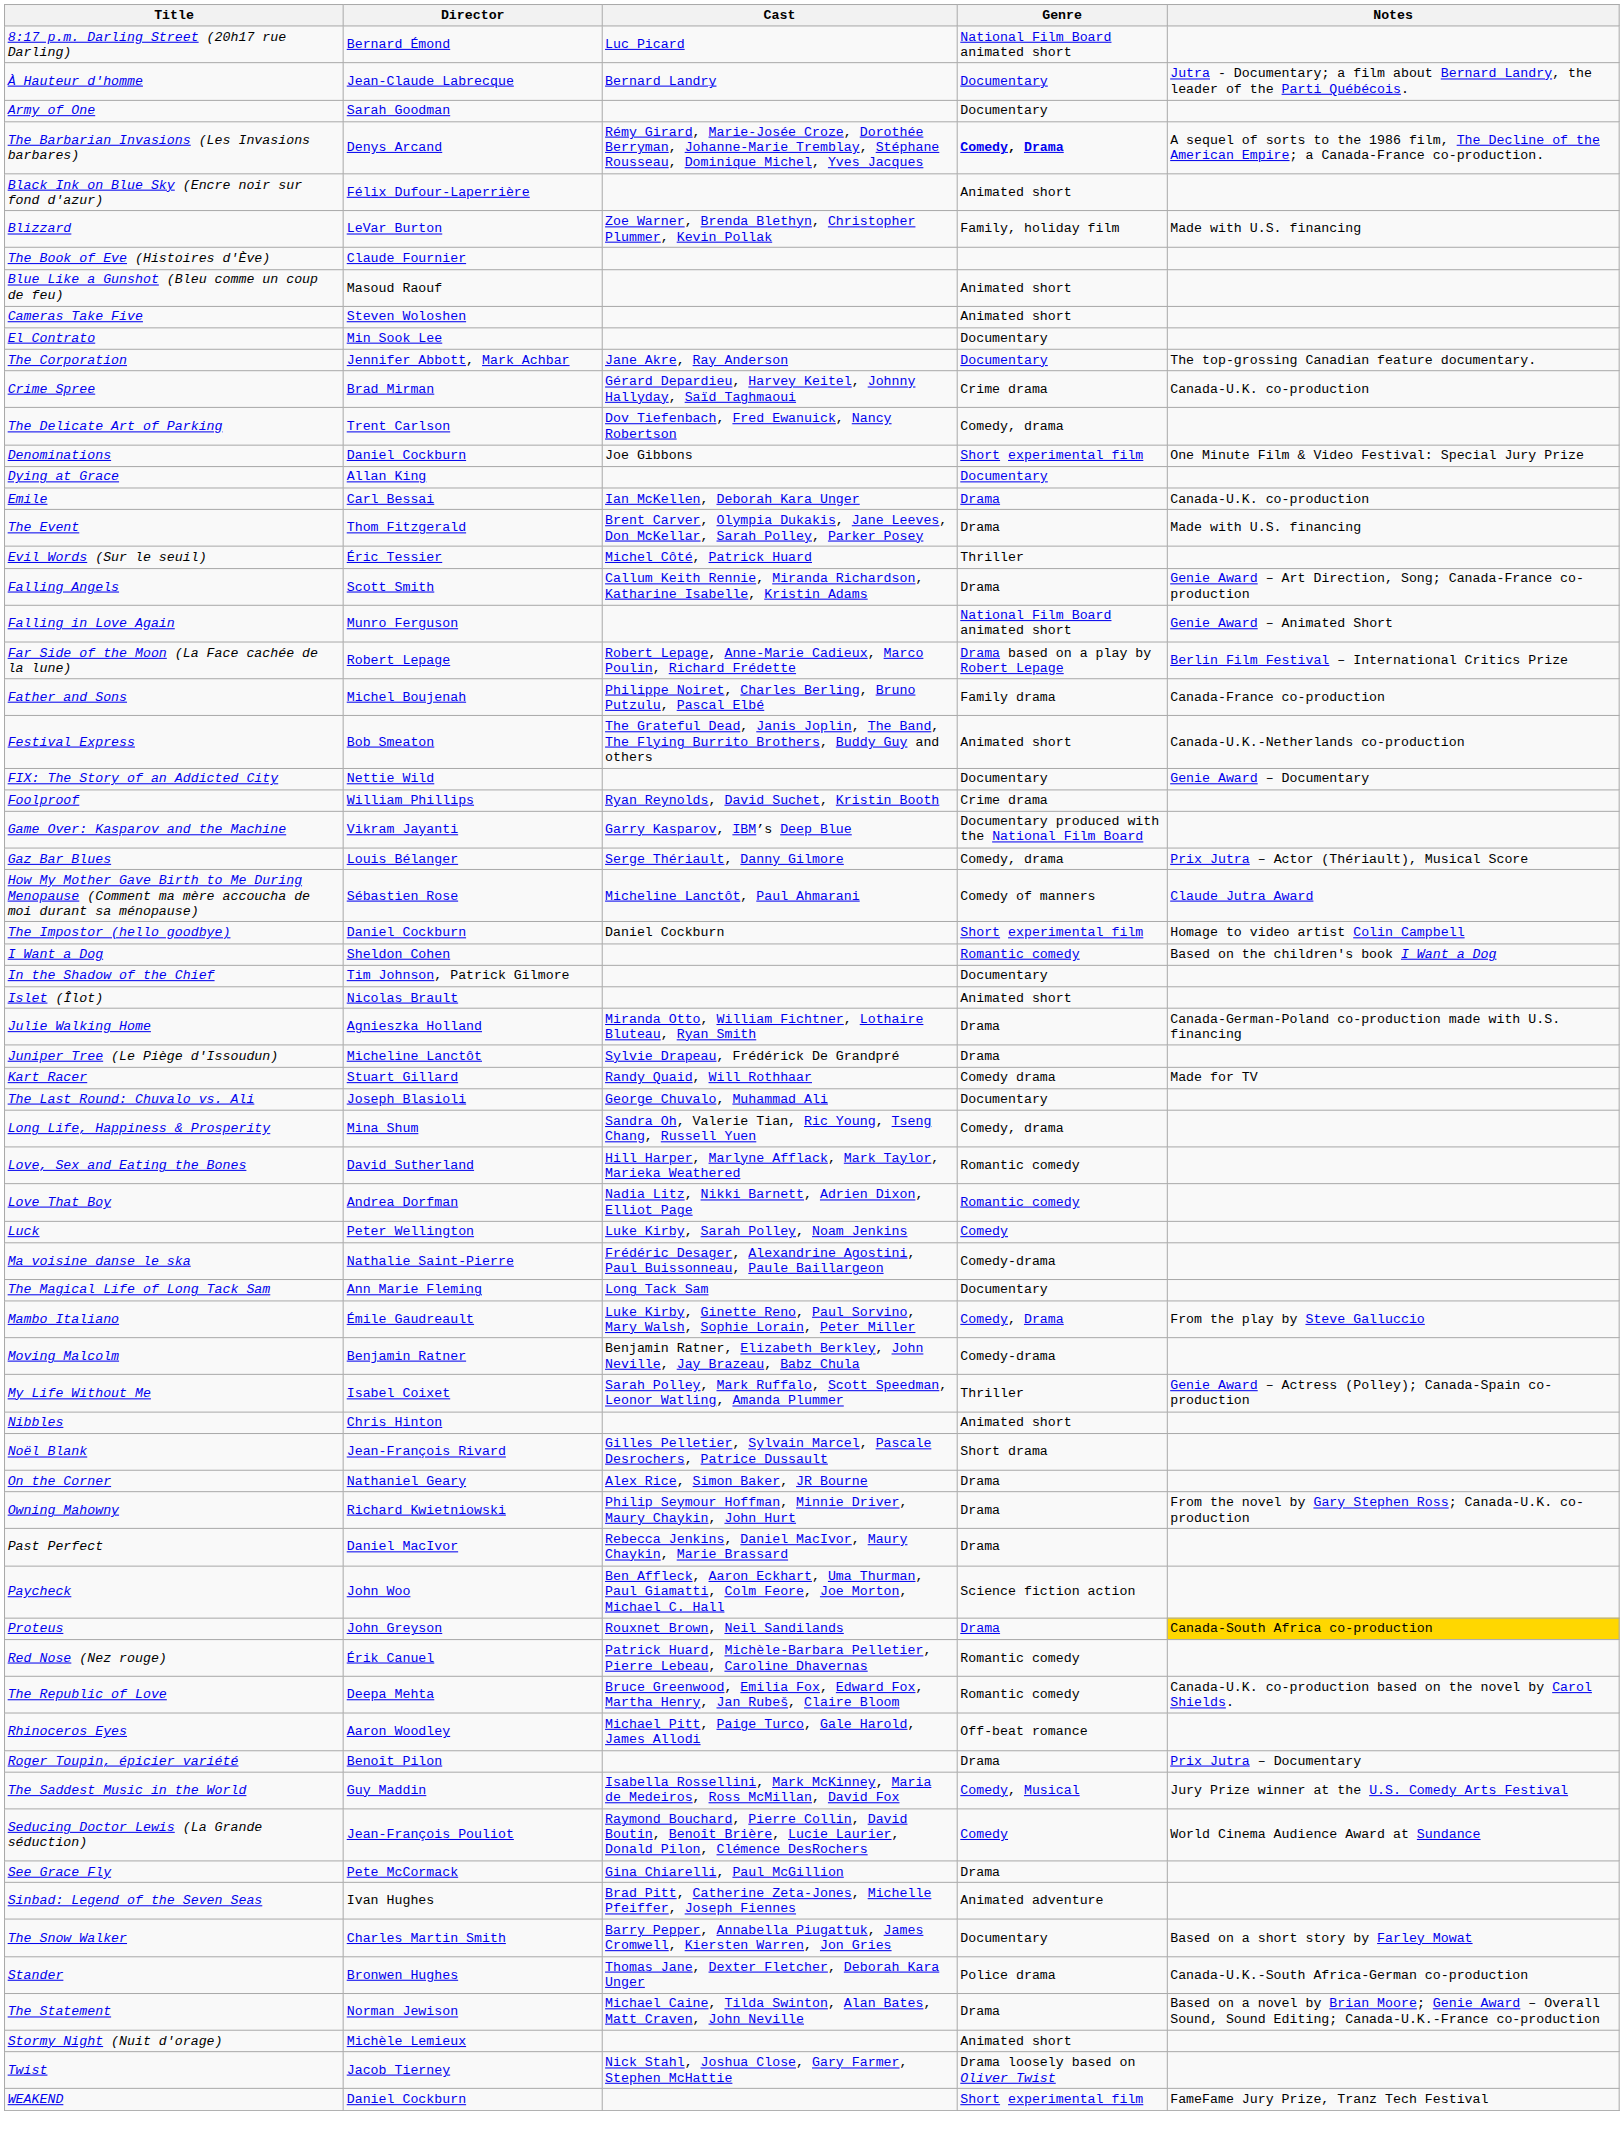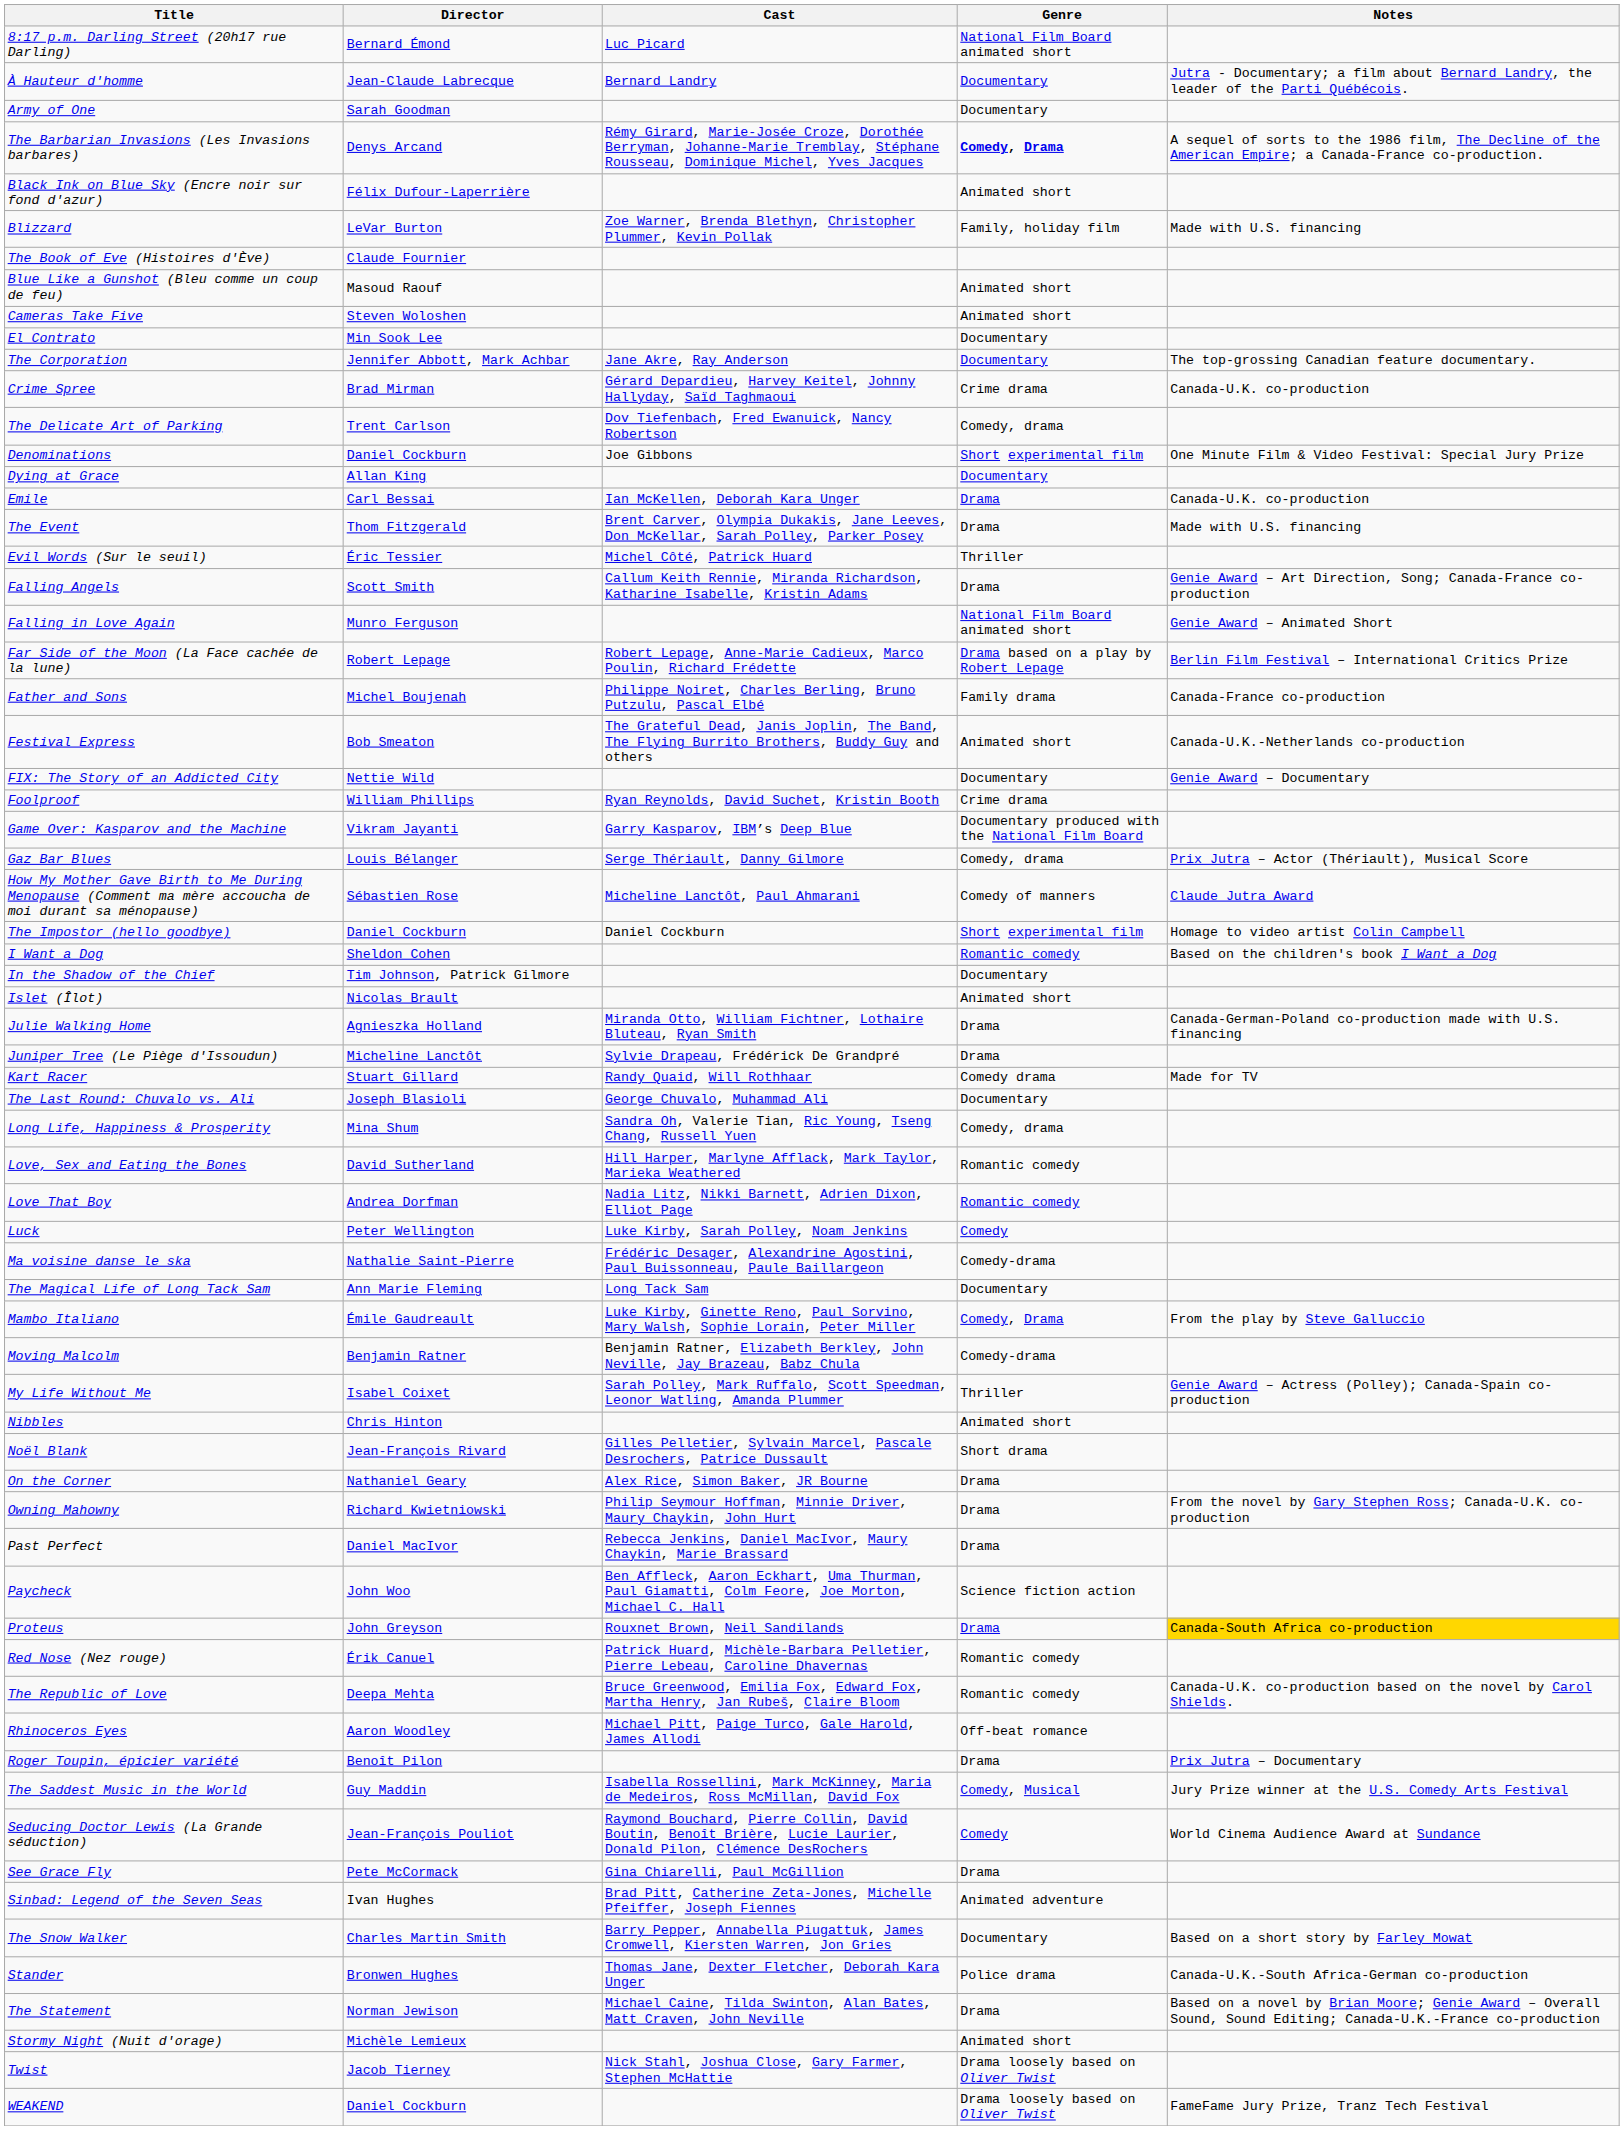(1052, 2100) Short experimental film -> (1048, 2107) Drama loosely based on Oliver Twist
